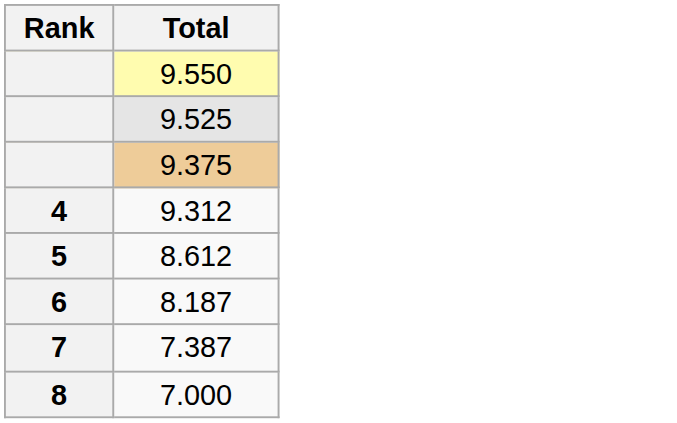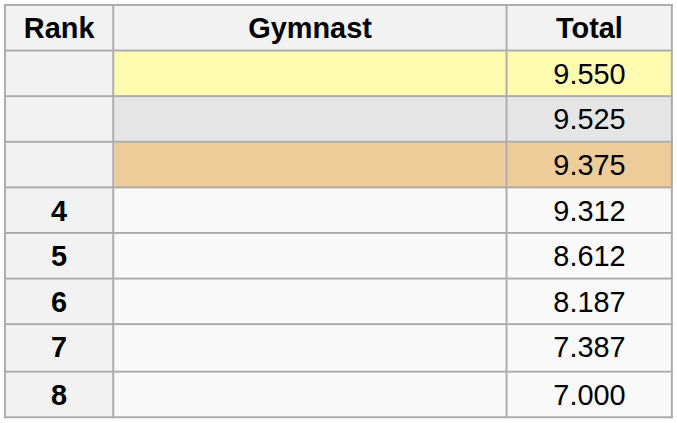+ column: (310, 28)
